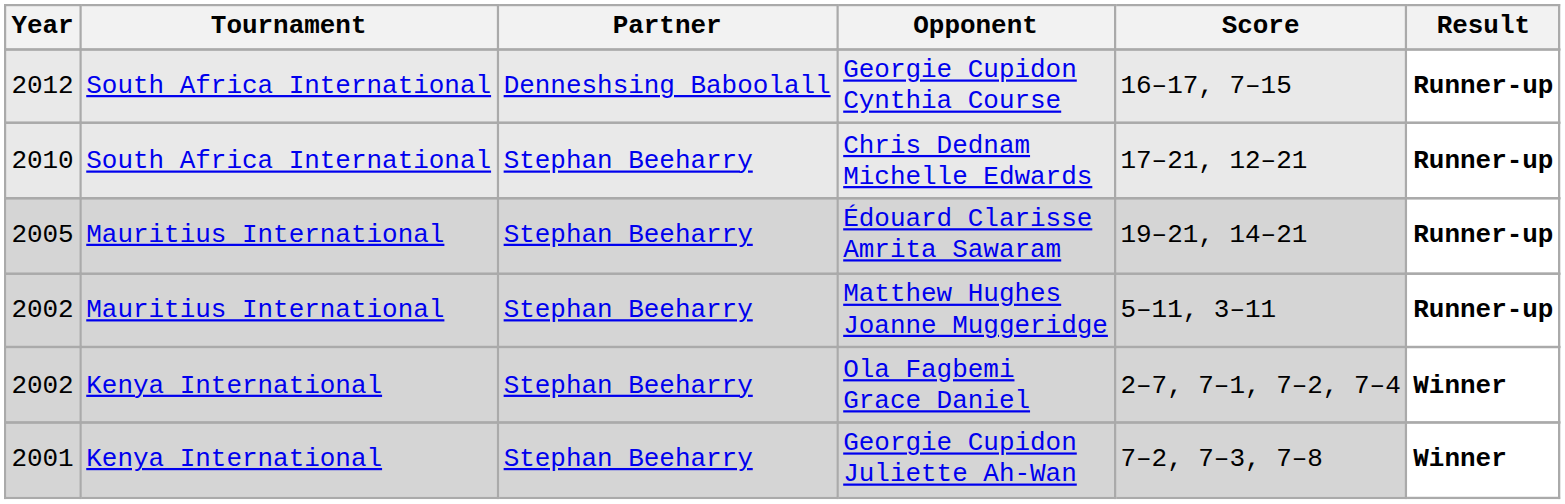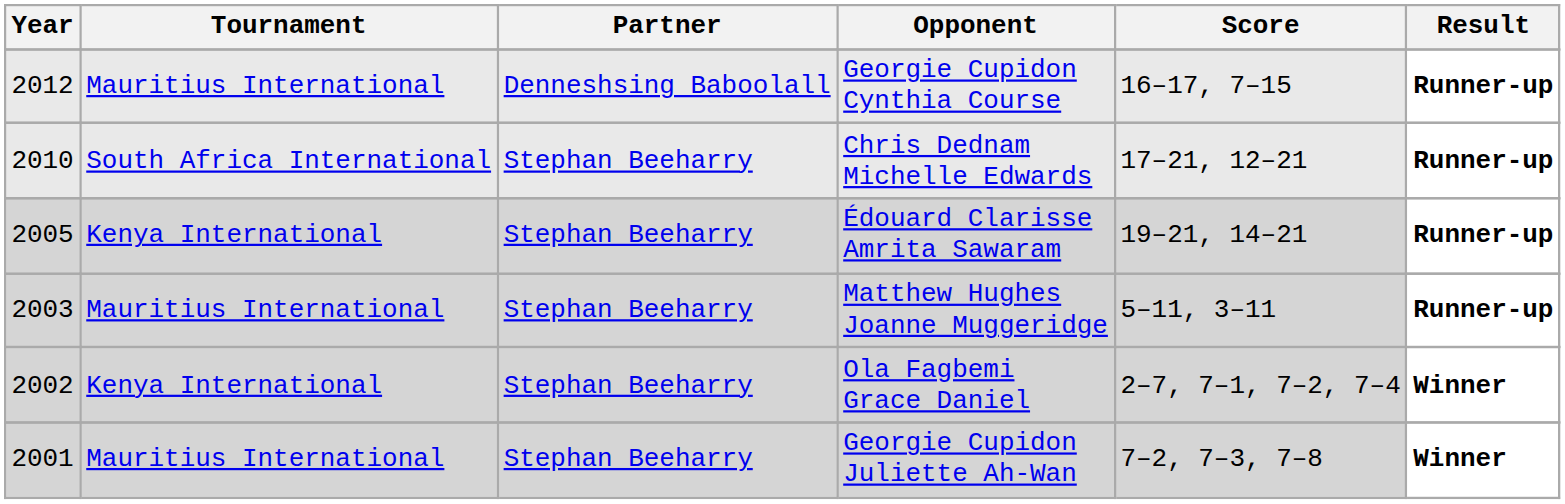(289, 86) South Africa International -> (265, 86) Mauritius International
(265, 235) Mauritius International -> (234, 235) Kenya International
(43, 310) 2002 -> (43, 310) 2003
(234, 459) Kenya International -> (265, 459) Mauritius International
